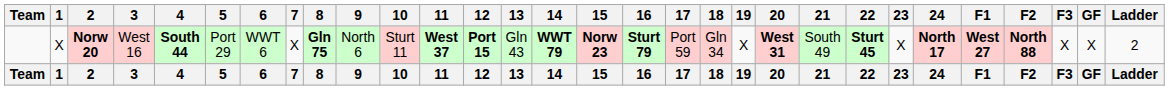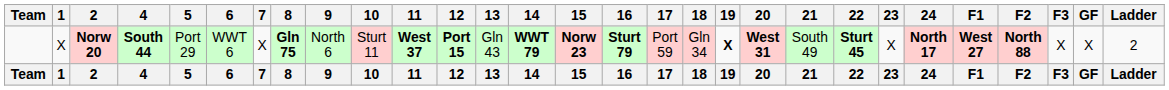- column: (134, 15)
(744, 45) normal -> (728, 45) bold
